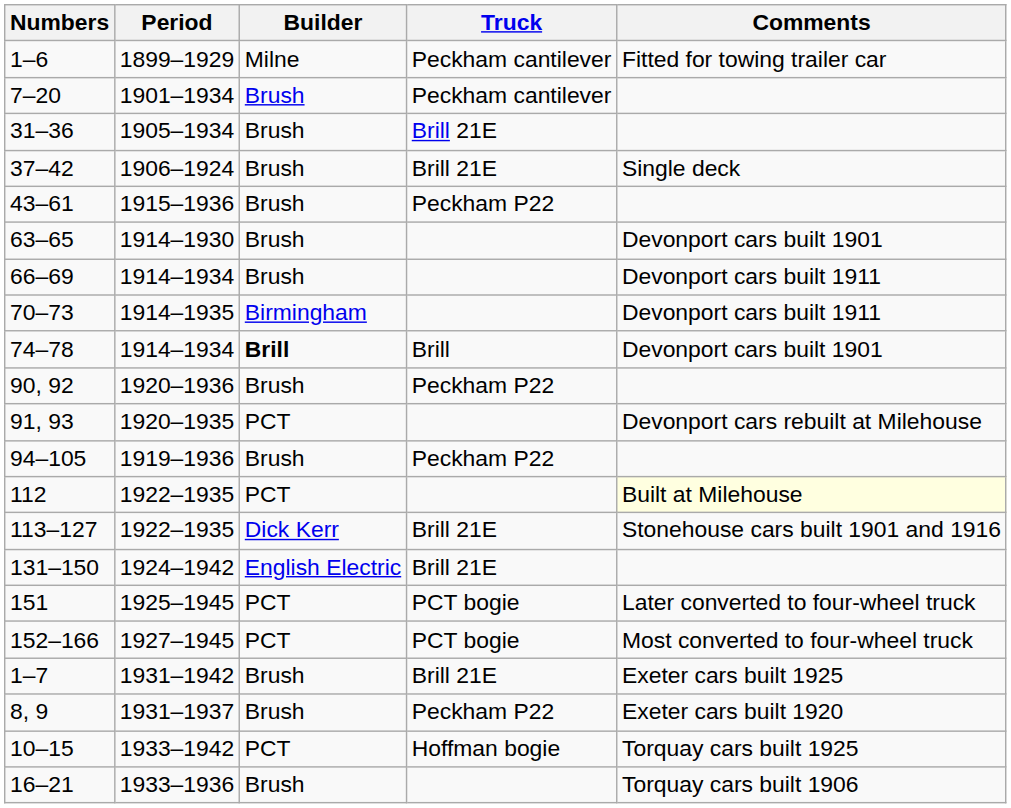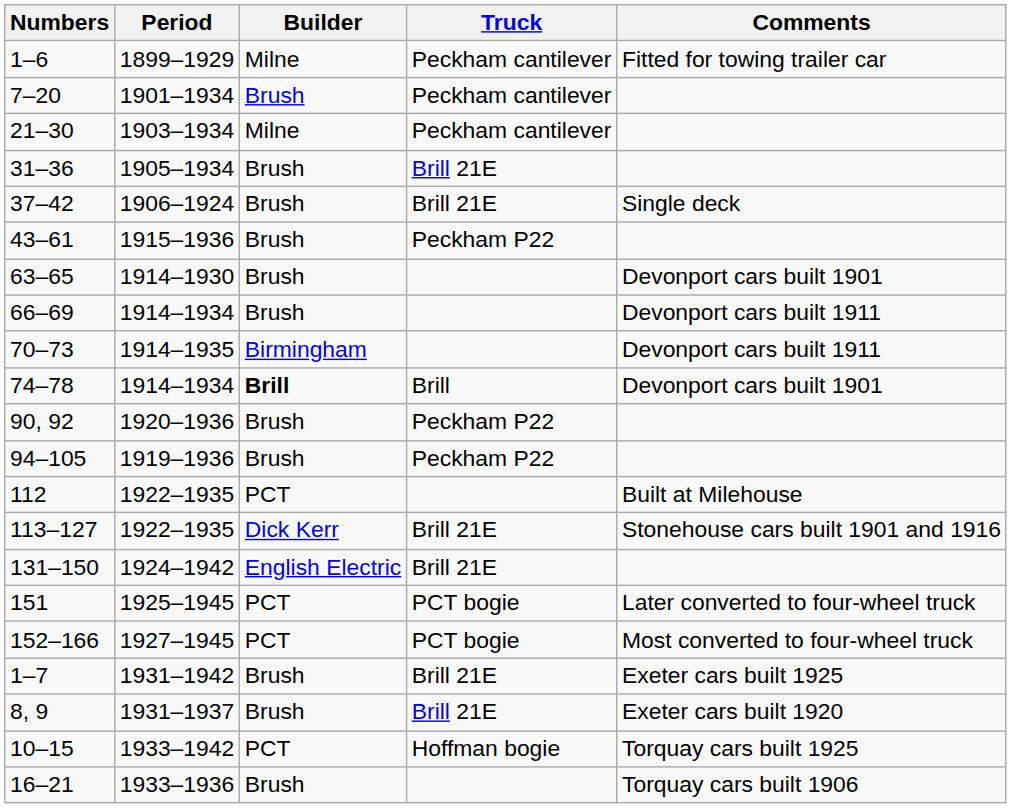+ row: (42, 131)
- row: (42, 421)
(712, 494) lightyellow background -> (712, 494) no background
(483, 712) Peckham P22 -> (454, 712) Brill 21E
